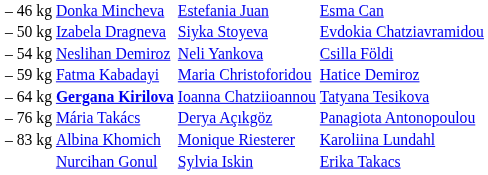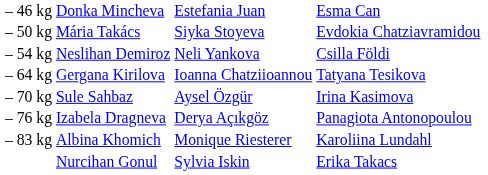(111, 32) Izabela Dragneva -> (98, 32) Mária Takács
- row: (28, 75)
(115, 97) bold -> (110, 75) normal
+ row: (28, 97)
(98, 118) Mária Takács -> (111, 118) Izabela Dragneva
